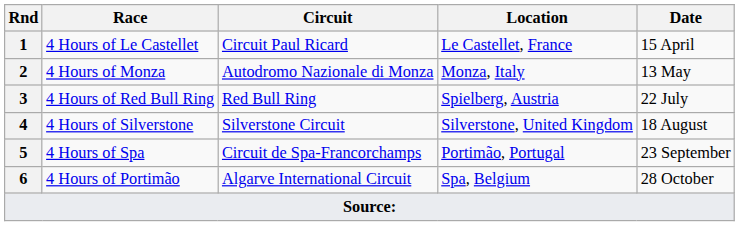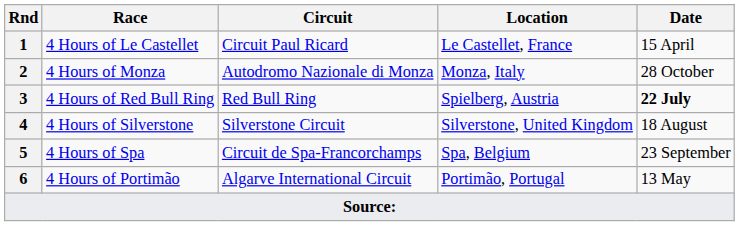(666, 71) 13 May -> (677, 71) 28 October
(664, 98) normal -> (666, 98) bold
(503, 152) Portimão, Portugal -> (486, 152) Spa, Belgium
(486, 179) Spa, Belgium -> (503, 179) Portimão, Portugal
(677, 179) 28 October -> (666, 179) 13 May
